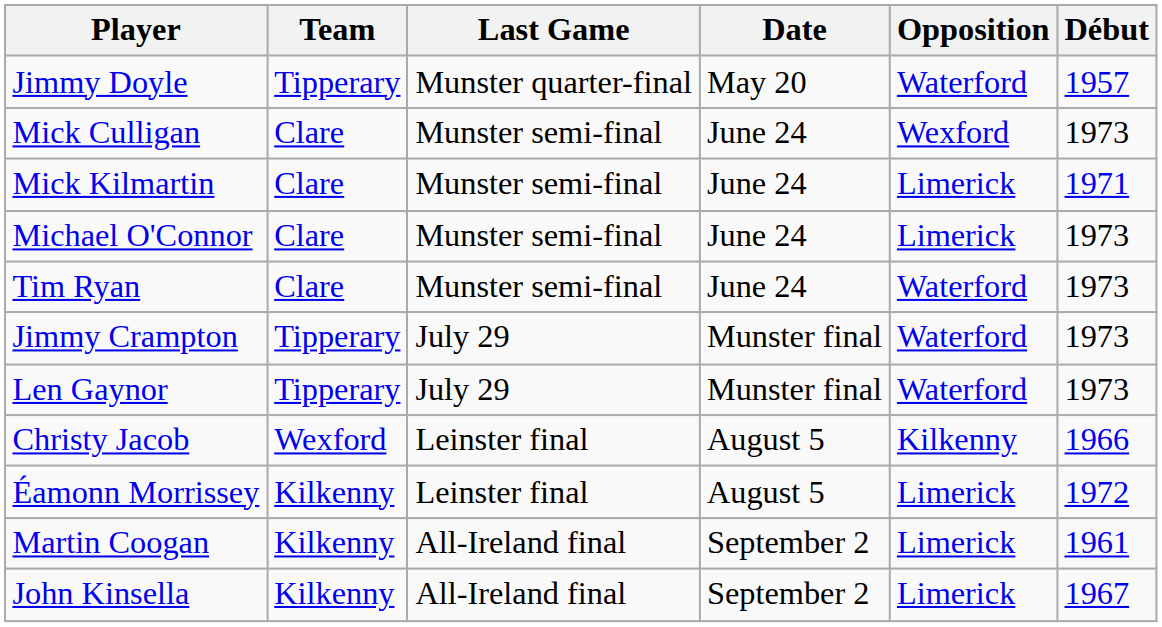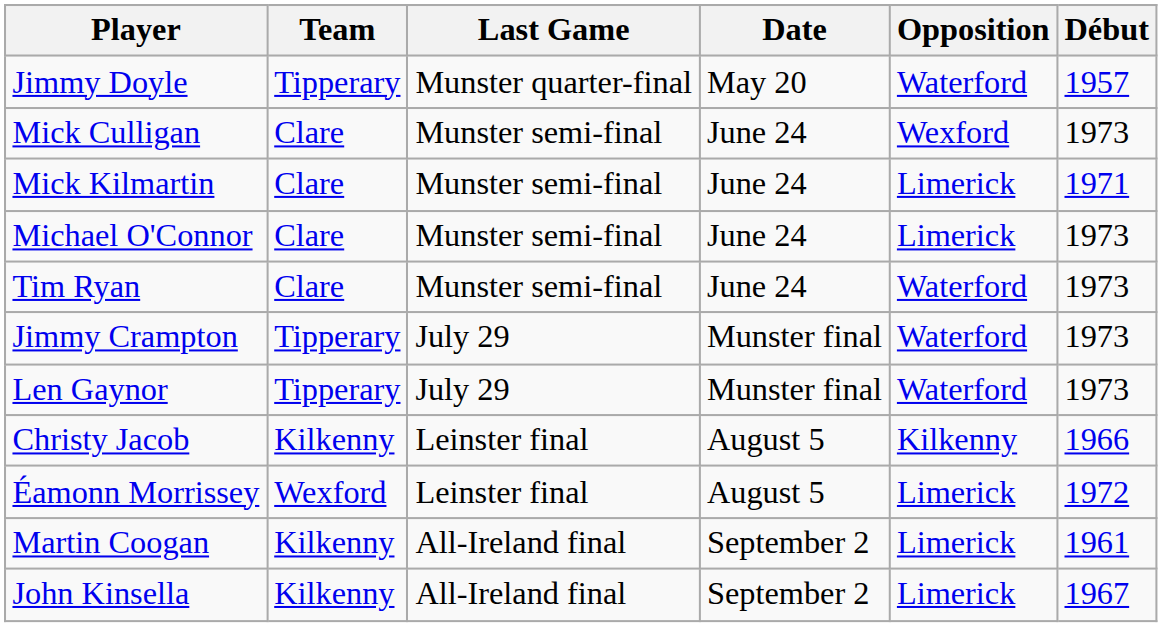(330, 440) Wexford -> (334, 440) Kilkenny
(334, 491) Kilkenny -> (330, 491) Wexford
